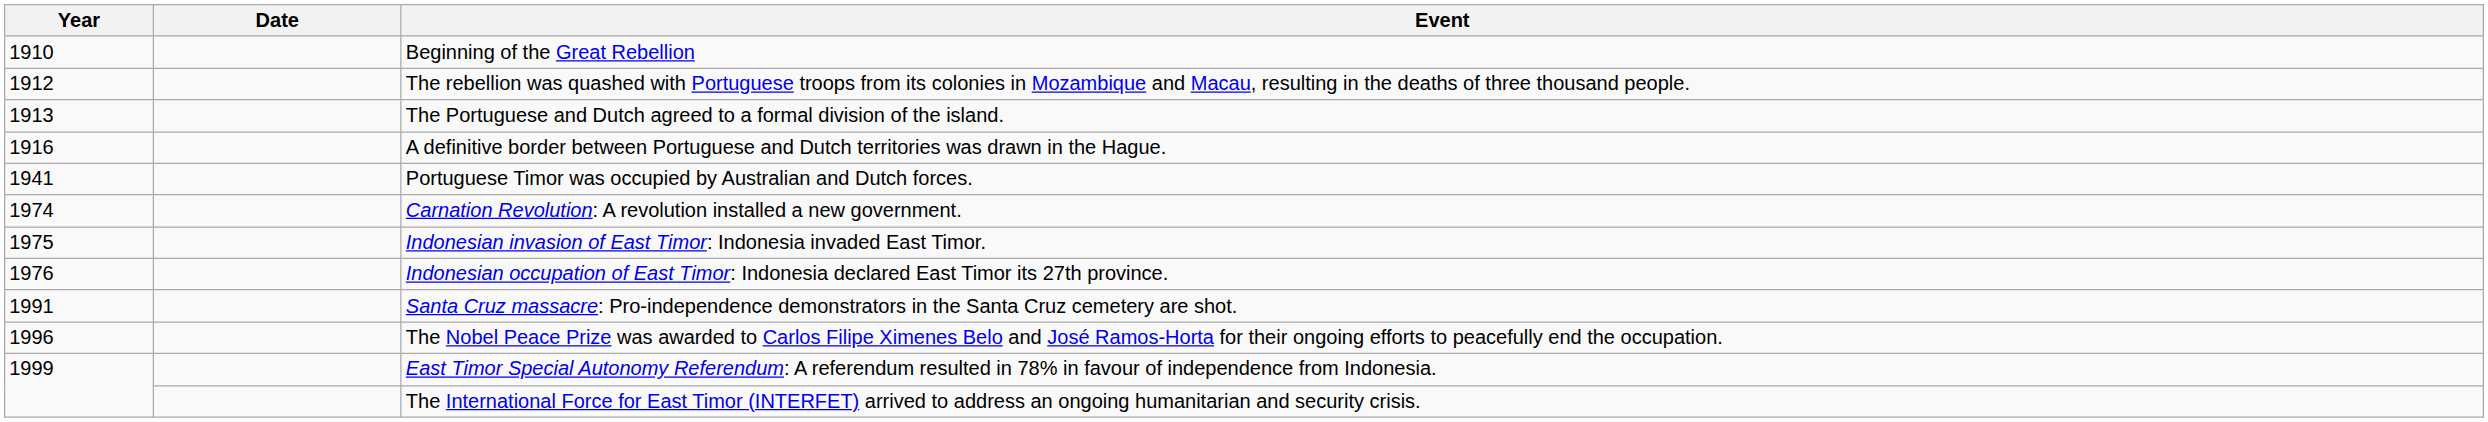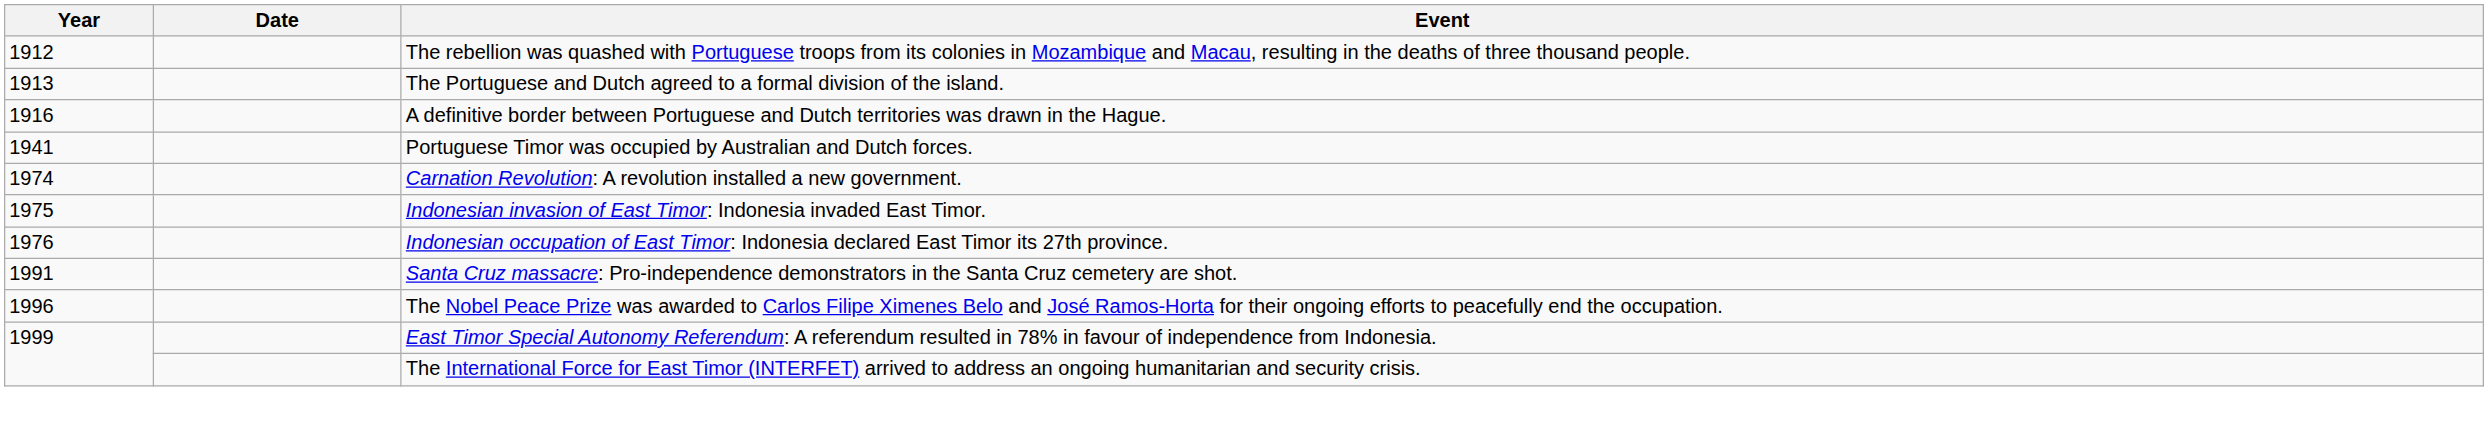- row: (550, 52)
